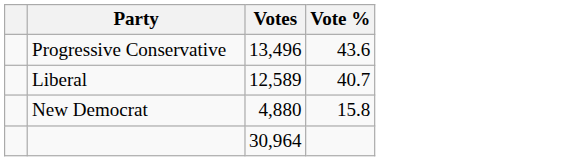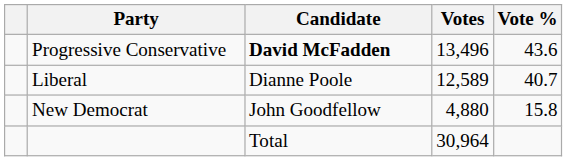+ column: (338, 19)
